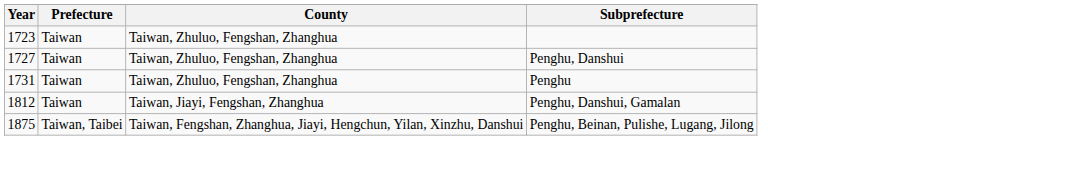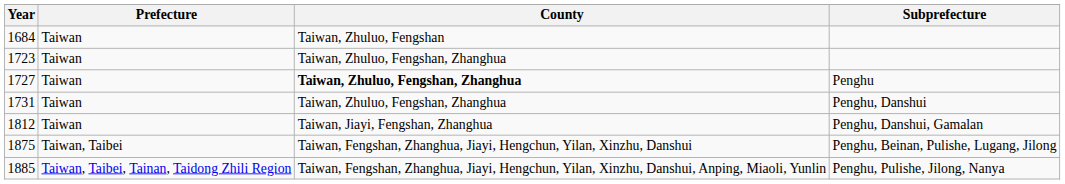+ row: (21, 37)
(233, 59) normal -> (410, 80) bold
(577, 59) Penghu, Danshui -> (853, 80) Penghu
(550, 80) Penghu -> (880, 102) Penghu, Danshui
+ row: (21, 168)
